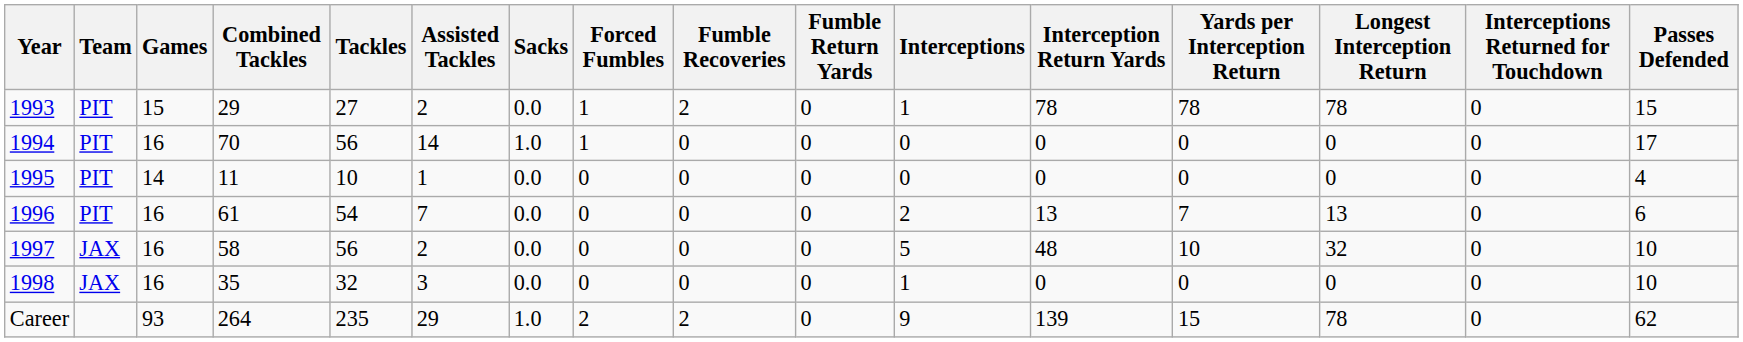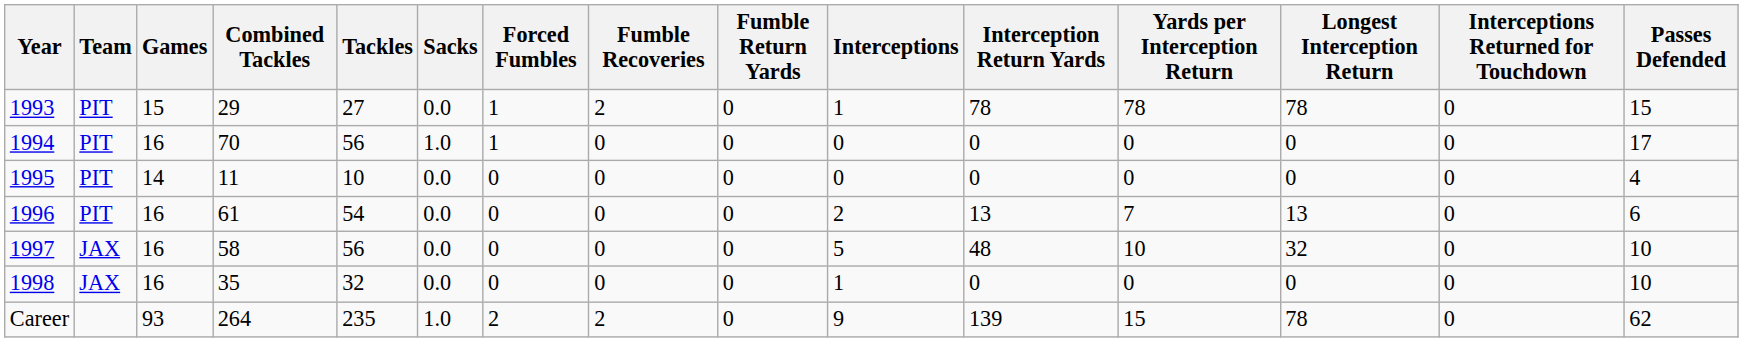- column: (460, 47)
